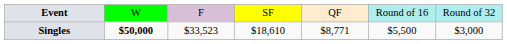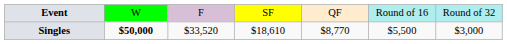(201, 30) $33,523 -> (201, 30) $33,520
(335, 30) $8,771 -> (335, 30) $8,770
